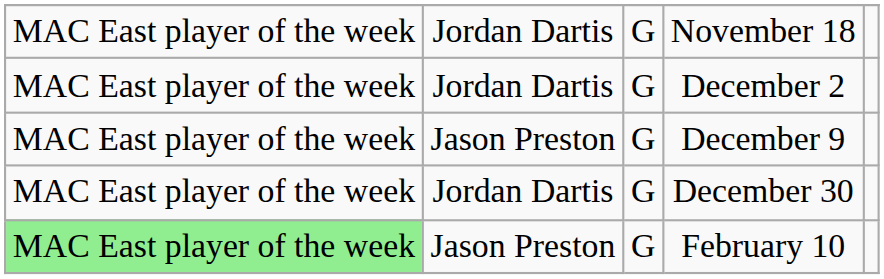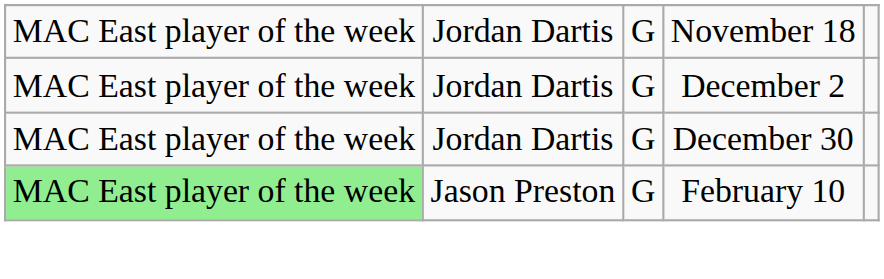- row: (763, 138)
